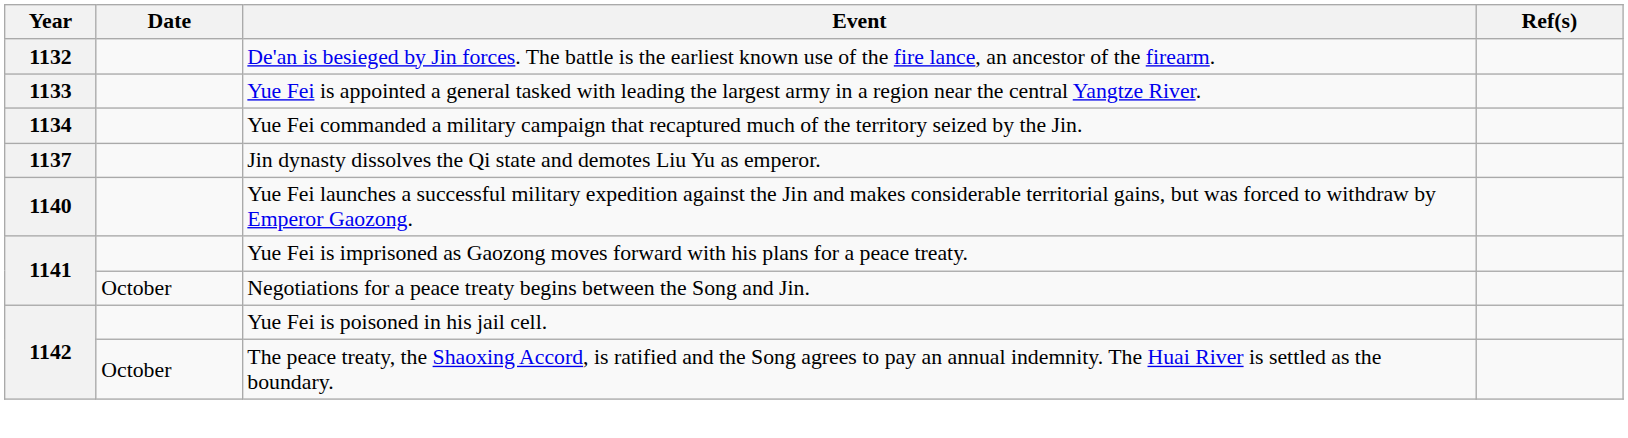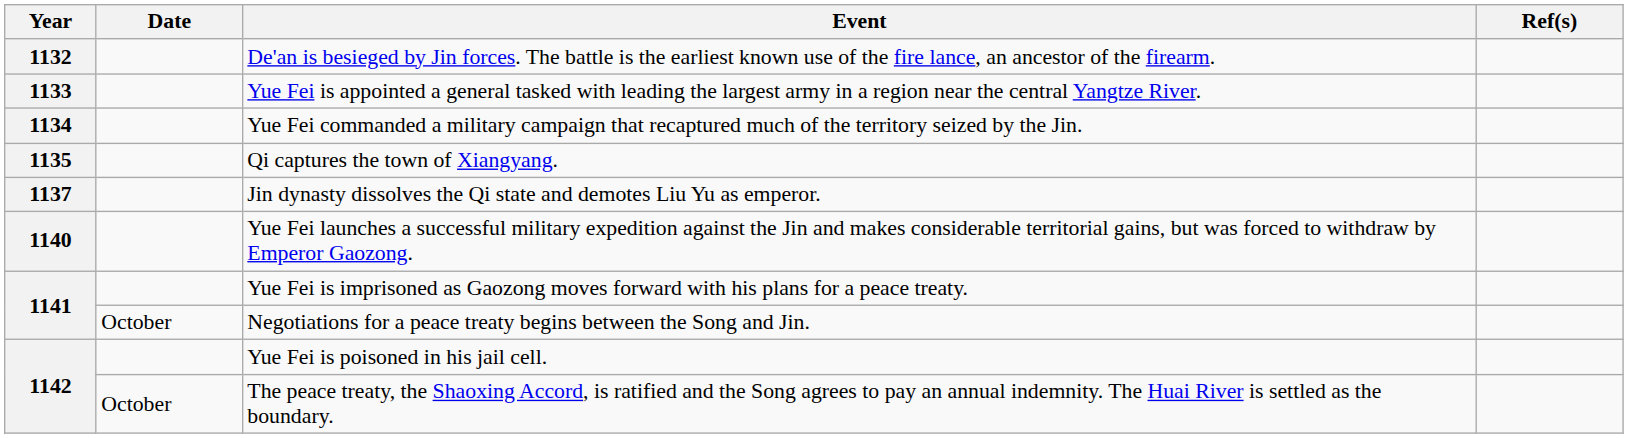+ row: (403, 159)
